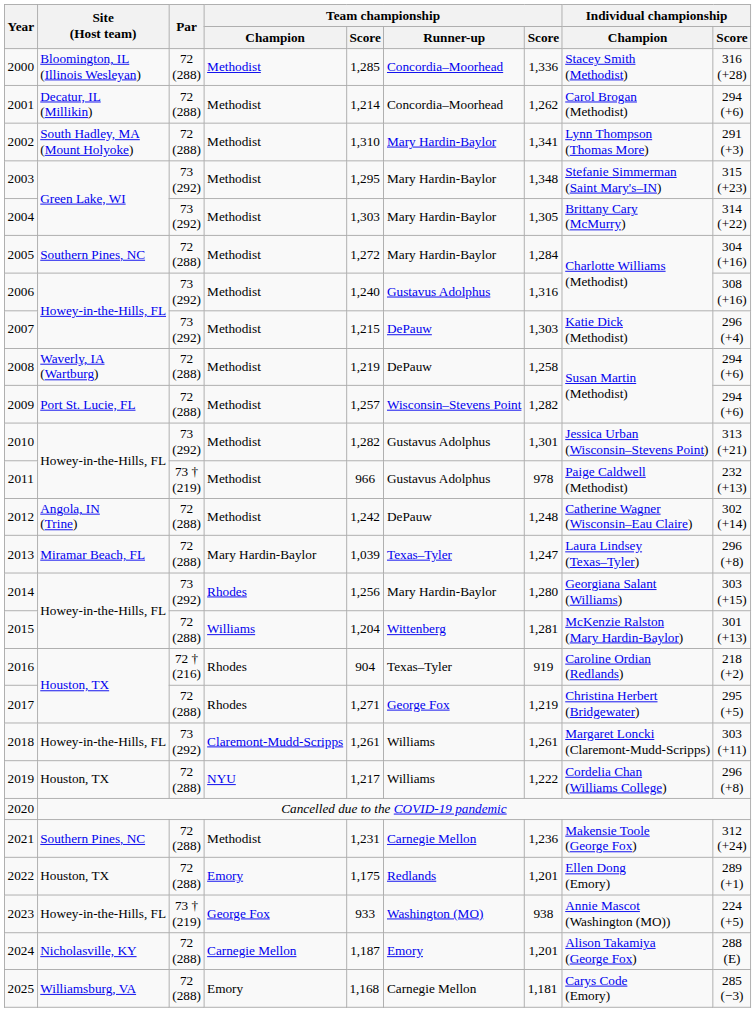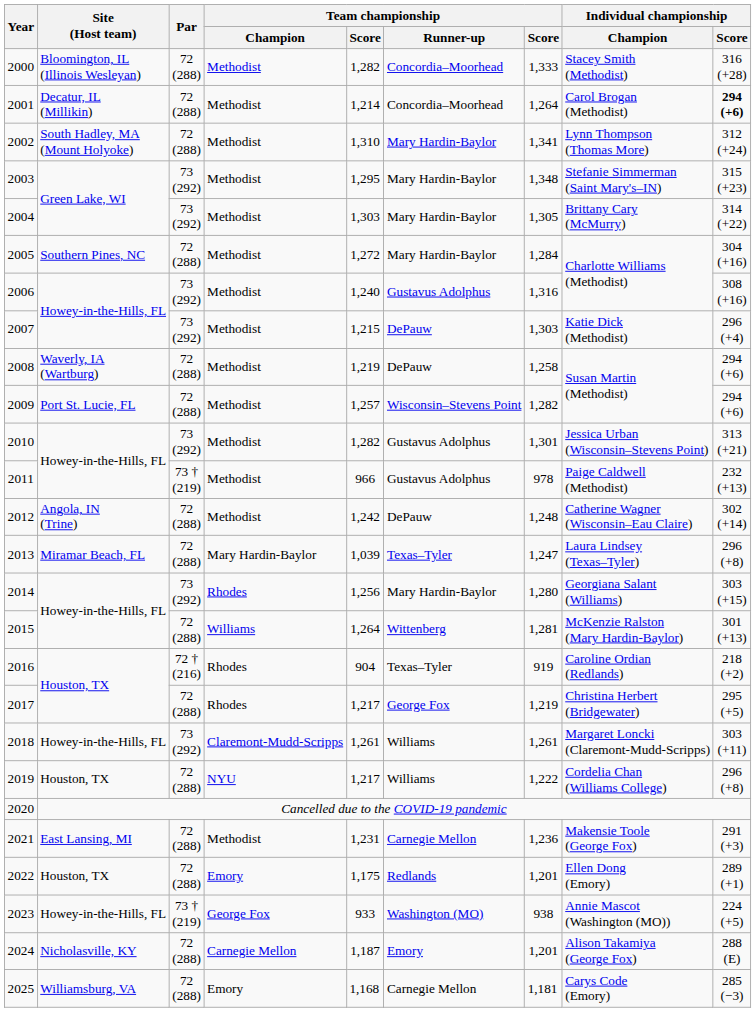(365, 67) 1,285 -> (365, 67) 1,282
(543, 67) 1,336 -> (543, 67) 1,333
(543, 104) 1,262 -> (543, 104) 1,264
(732, 104) normal -> (732, 104) bold
(732, 142) 291 (+3) -> (732, 142) 312 (+24)
(365, 629) 1,204 -> (365, 629) 1,264
(365, 704) 1,271 -> (365, 704) 1,217
(93, 838) Southern Pines, NC -> (86, 838) East Lansing, MI
(732, 838) 312 (+24) -> (732, 838) 291 (+3)
